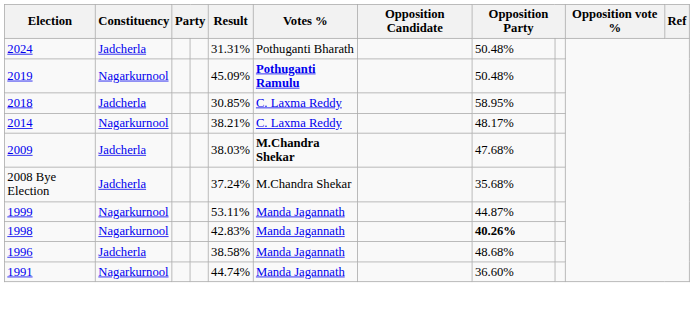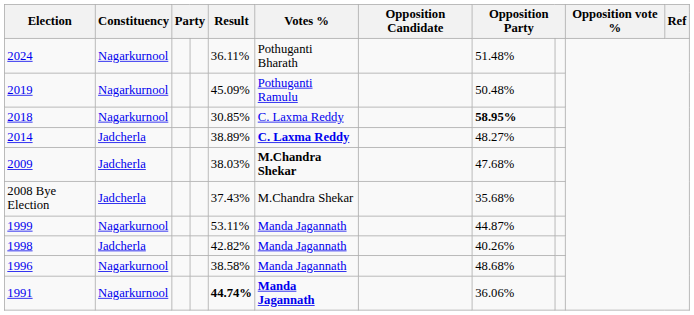(122, 48) Jadcherla -> (133, 55) Nagarkurnool
(231, 48) 31.31% -> (230, 55) 36.11%
(494, 48) 50.48% -> (495, 55) 51.48%
(286, 75) bold -> (285, 90) normal
(122, 103) Jadcherla -> (133, 117) Nagarkurnool
(494, 103) normal -> (496, 117) bold
(133, 123) Nagarkurnool -> (122, 137) Jadcherla
(231, 123) 38.21% -> (230, 137) 38.89%
(299, 123) normal -> (304, 137) bold
(494, 123) 48.17% -> (495, 137) 48.27%
(231, 184) 37.24% -> (230, 198) 37.43%
(133, 231) Nagarkurnool -> (122, 245) Jadcherla
(231, 231) 42.83% -> (230, 245) 42.82%
(495, 231) bold -> (495, 245) normal
(122, 251) Jadcherla -> (133, 266) Nagarkurnool
(231, 271) normal -> (231, 293) bold
(300, 271) normal -> (286, 293) bold
(494, 271) 36.60% -> (495, 293) 36.06%
